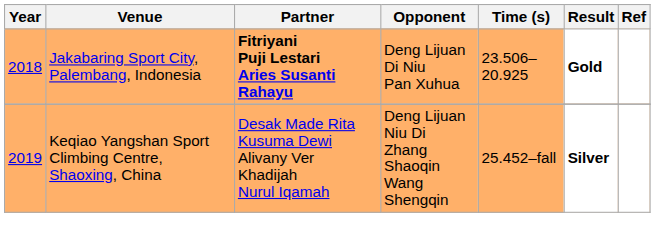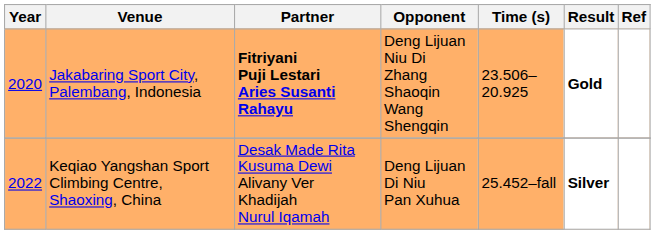(25, 67) 2018 -> (25, 83) 2020
(425, 67) Deng Lijuan Di Niu Pan Xuhua -> (425, 83) Deng Lijuan Niu Di Zhang Shaoqin Wang Shengqin
(25, 158) 2019 -> (25, 184) 2022
(425, 158) Deng Lijuan Niu Di Zhang Shaoqin Wang Shengqin -> (425, 184) Deng Lijuan Di Niu Pan Xuhua
